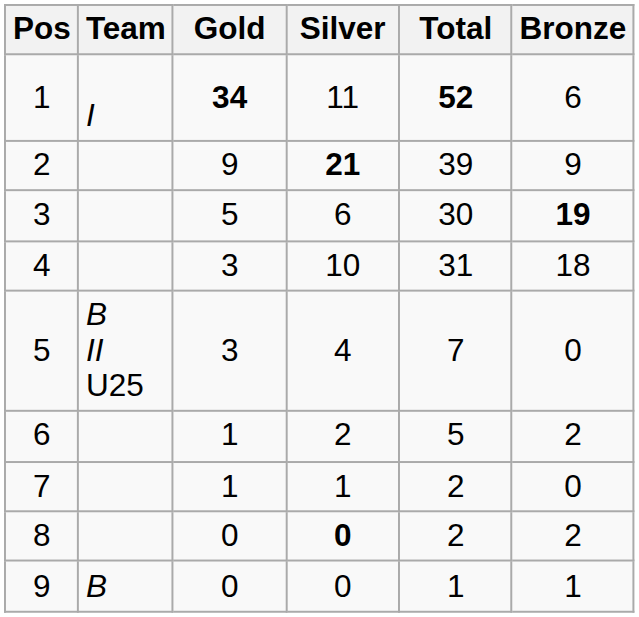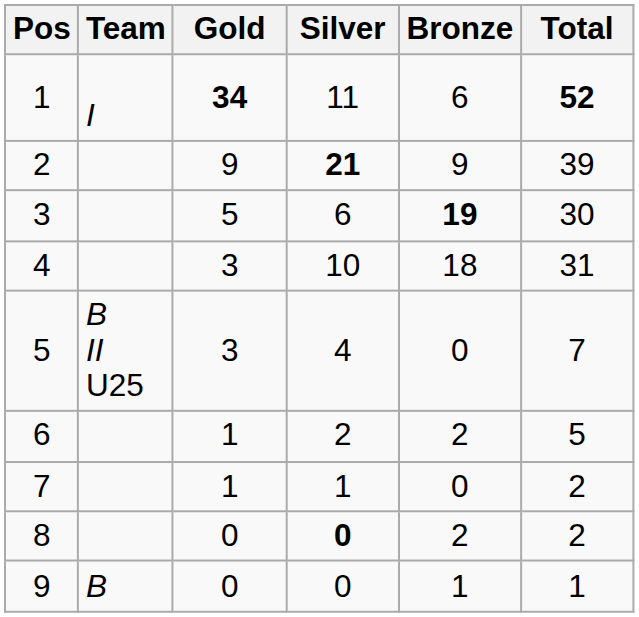columns swapped: (573, 29) <-> (456, 29)
